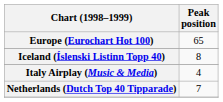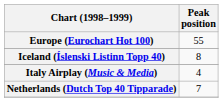(199, 40) 65 -> (199, 40) 55
